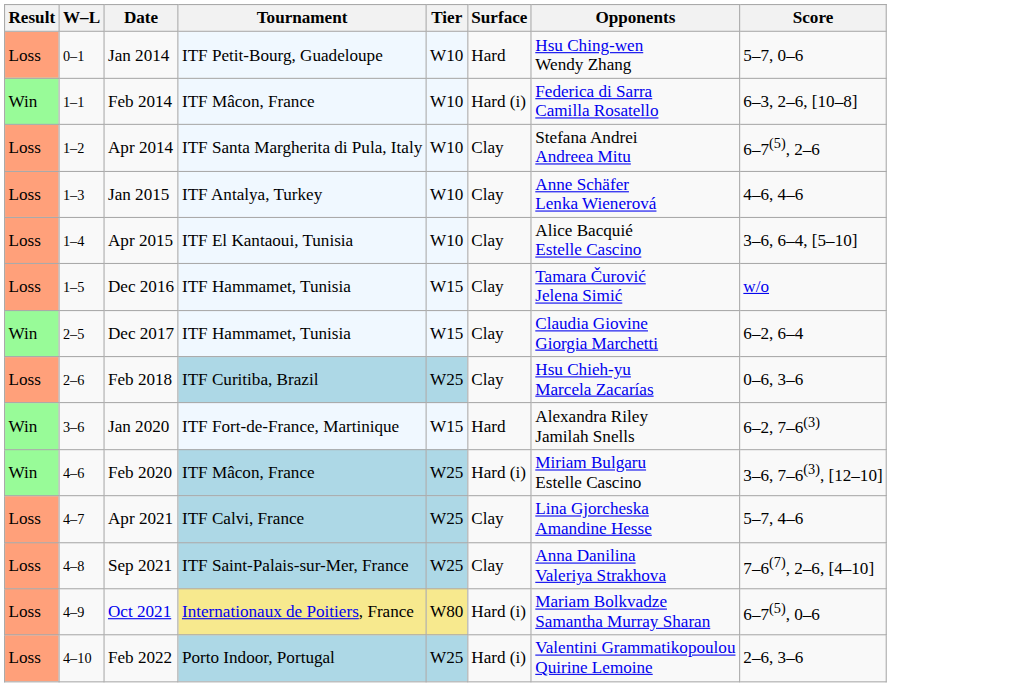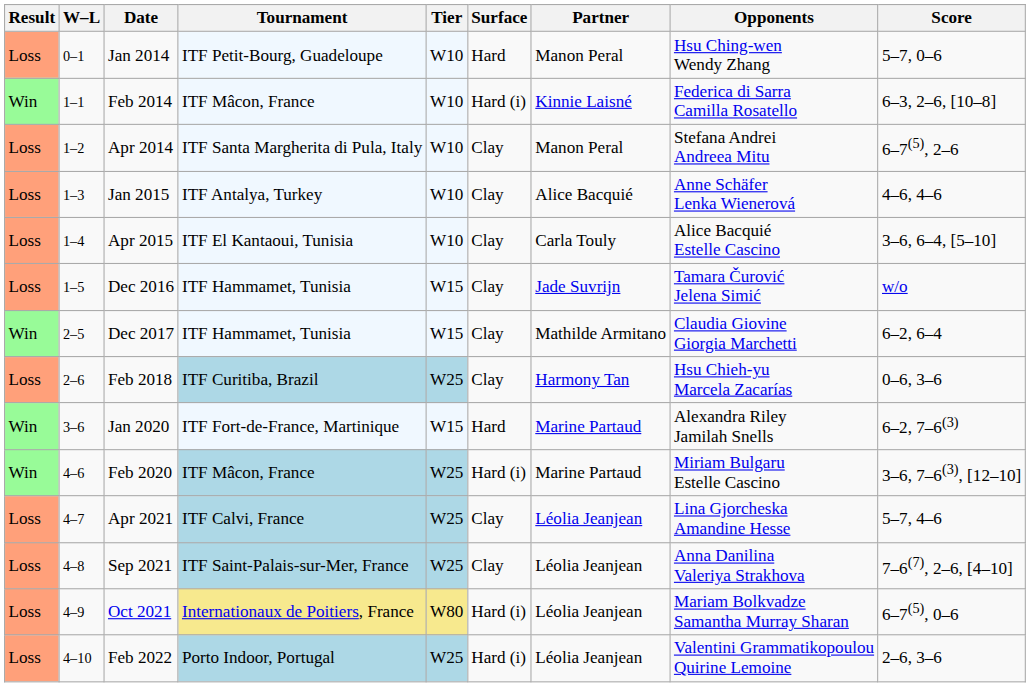+ column: (601, 18)
